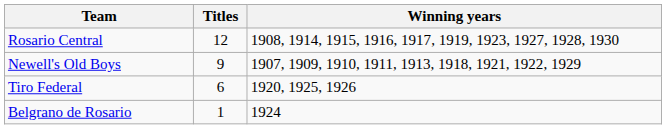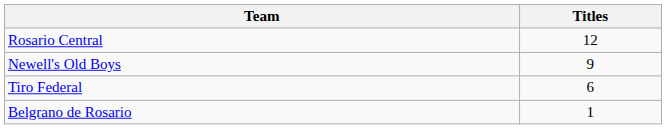- column: (454, 16)
